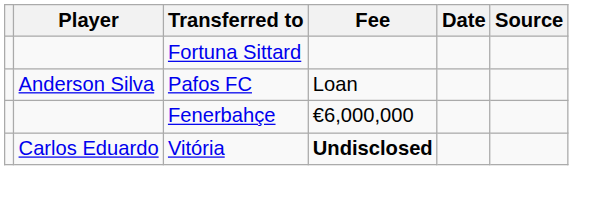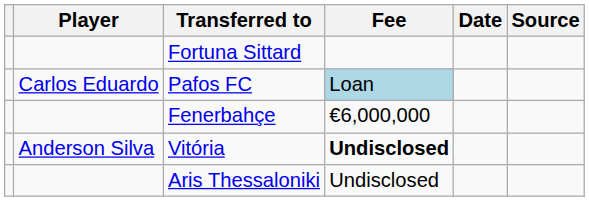(86, 84) Anderson Silva -> (89, 84) Carlos Eduardo
(335, 84) no background -> (352, 84) lightblue background
(89, 148) Carlos Eduardo -> (86, 148) Anderson Silva
+ row: (244, 180)
